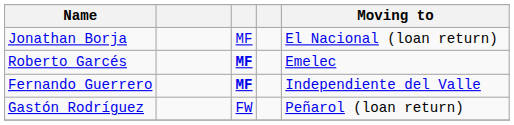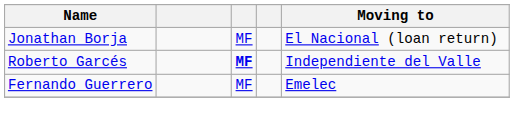(311, 62) Emelec -> (383, 62) Independiente del Valle
(244, 85) bold -> (244, 85) normal
(383, 85) Independiente del Valle -> (311, 85) Emelec
- row: (76, 108)
